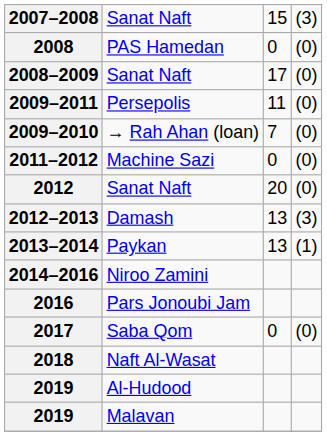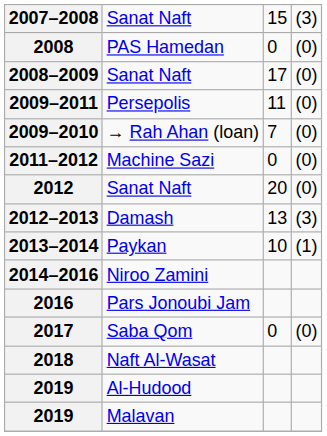(277, 246) 13 -> (277, 246) 10
